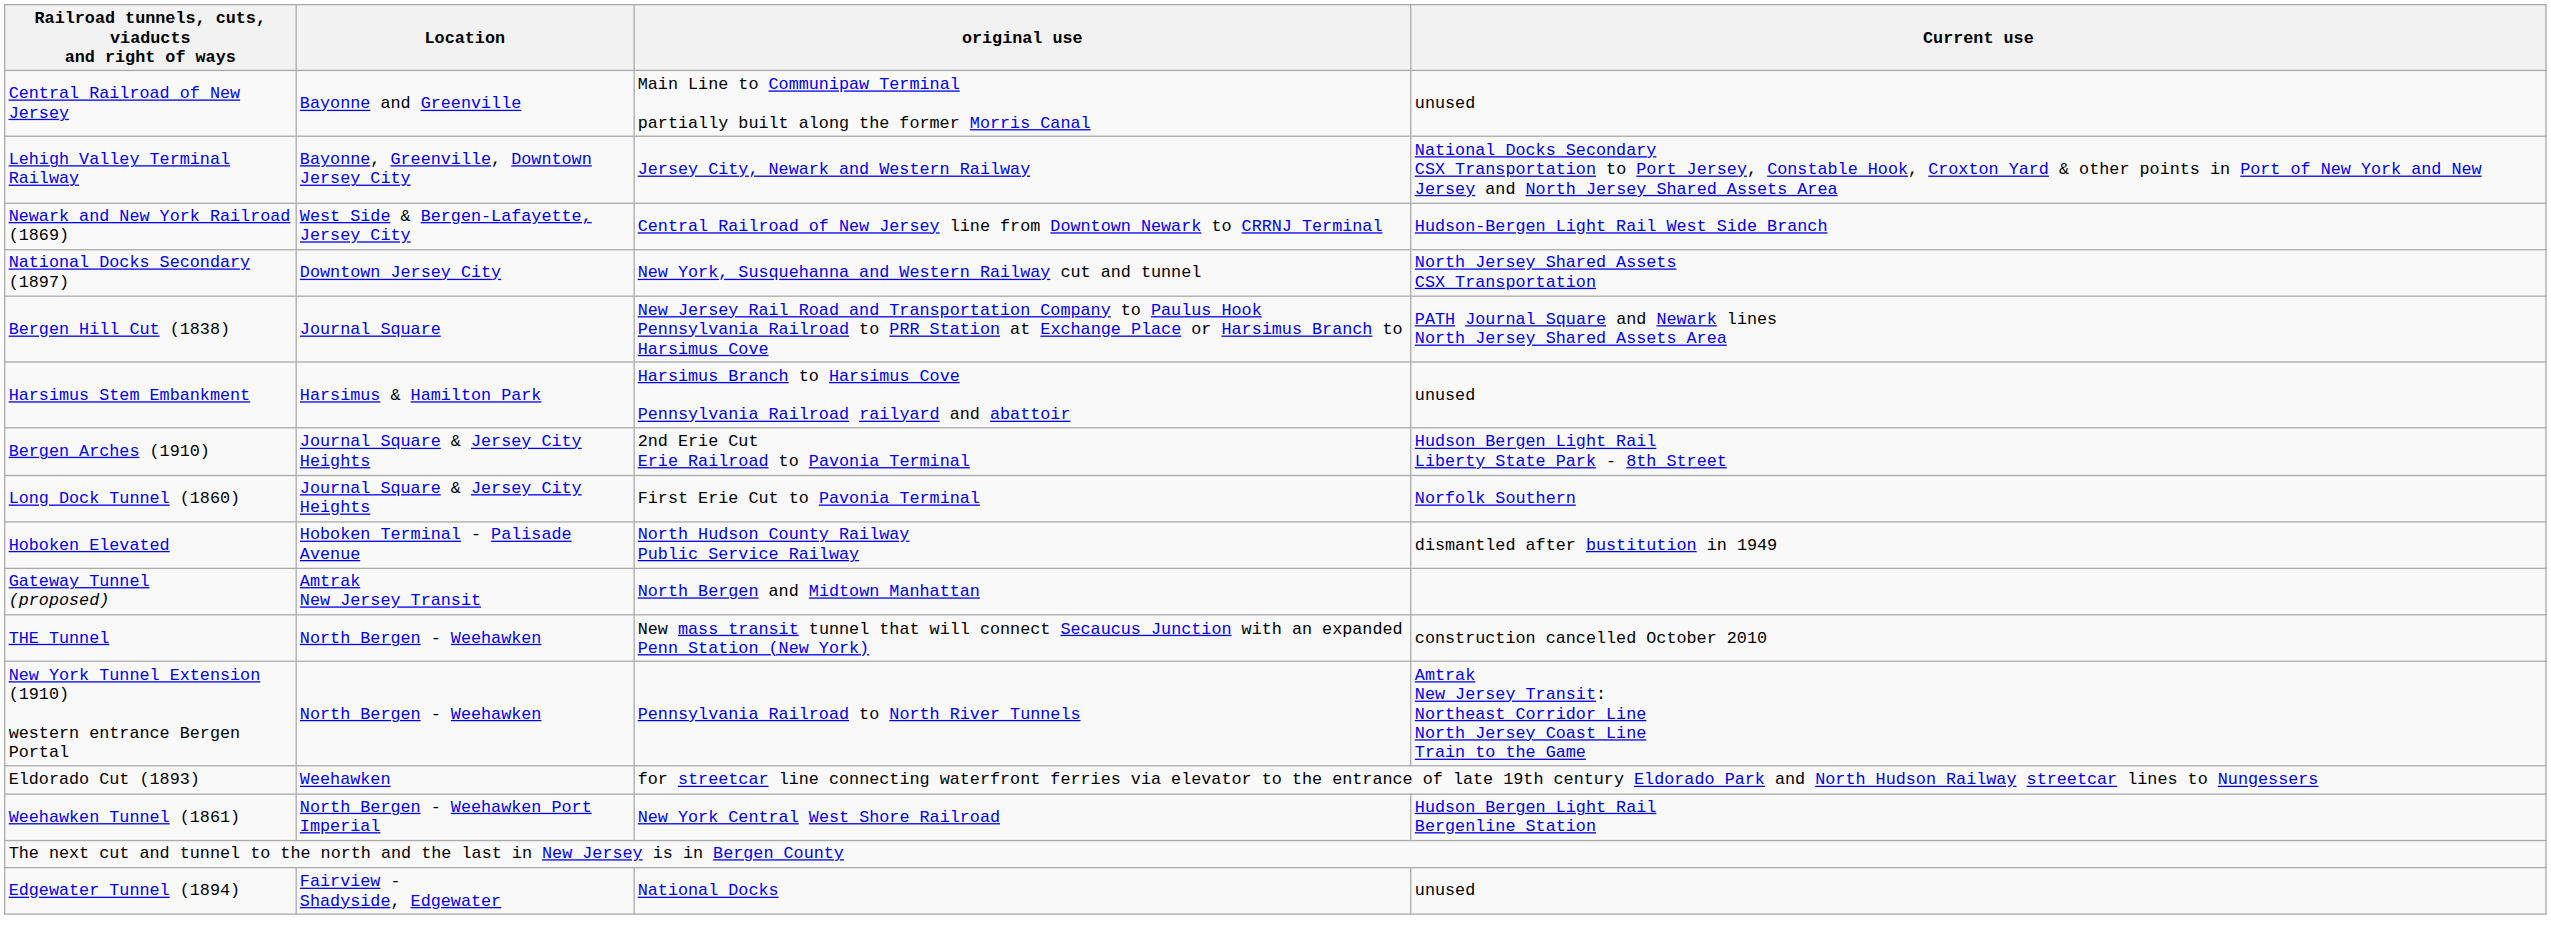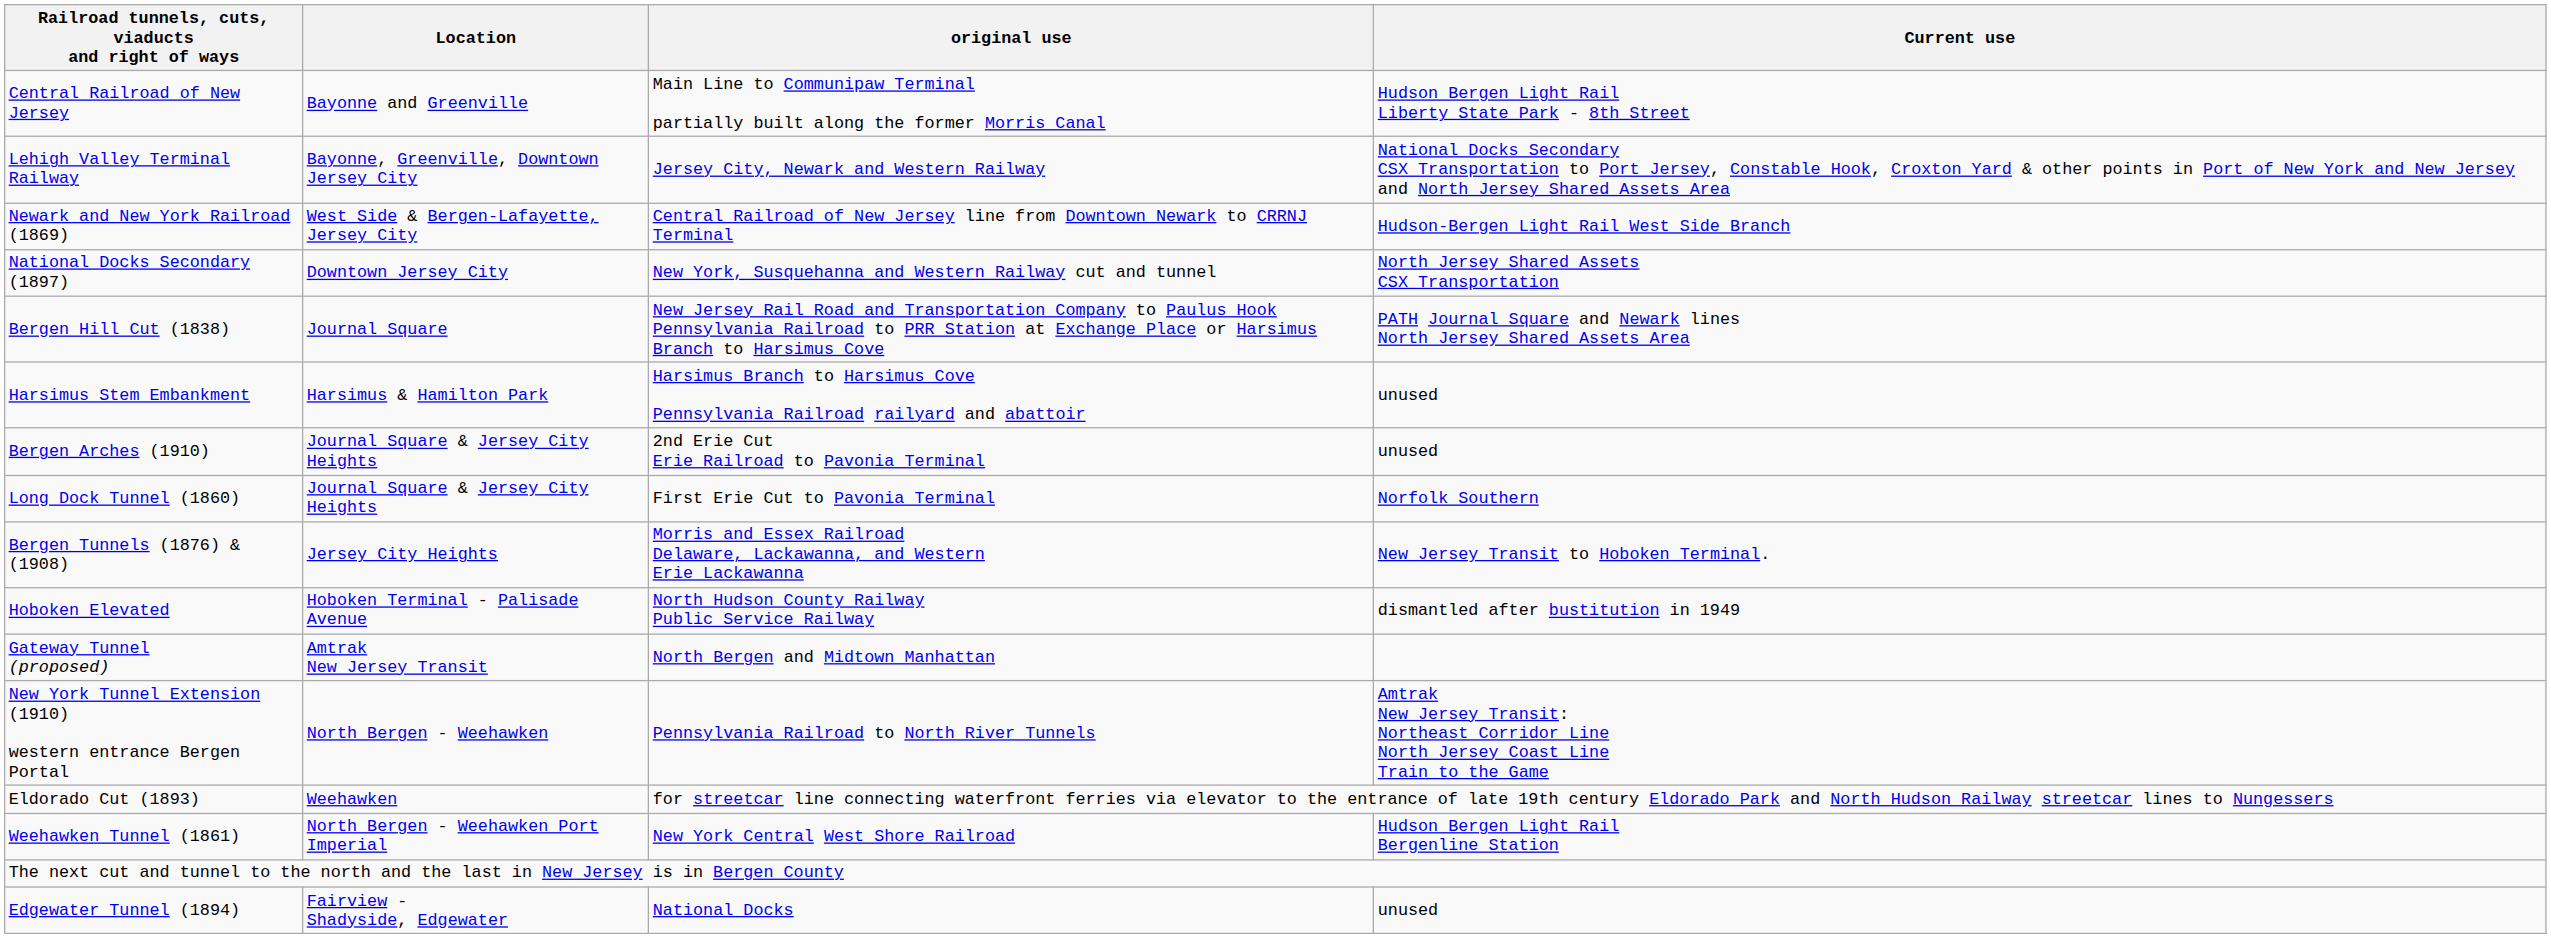(1445, 104) unused -> (1534, 104) Hudson Bergen Light Rail Liberty State Park - 8th Street
(1571, 452) Hudson Bergen Light Rail Liberty State Park - 8th Street -> (1408, 452) unused
+ row: (124, 555)
- row: (59, 638)
